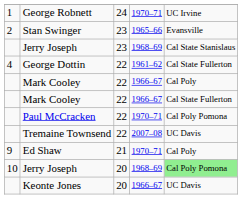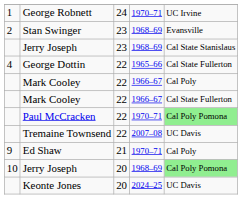(147, 30) 1965–66 -> (147, 30) 1968–69
(147, 64) 1961–62 -> (147, 64) 1965–66
(197, 116) no background -> (197, 116) lightgreen background
(147, 185) 1966–67 -> (147, 185) 2024–25
